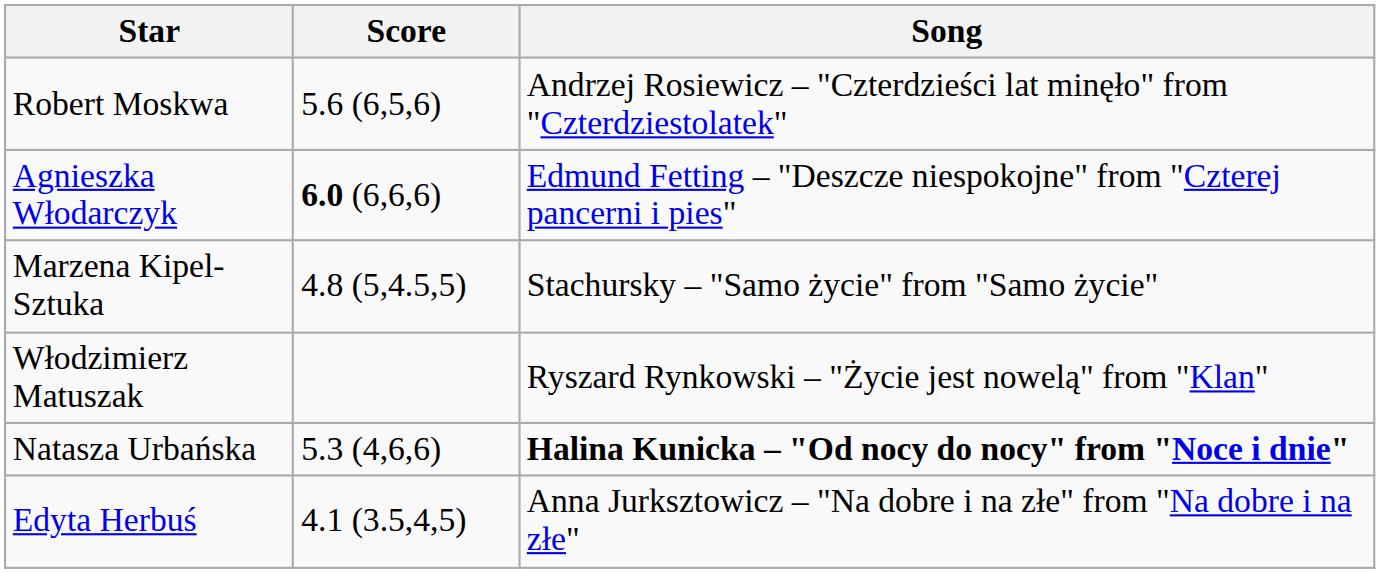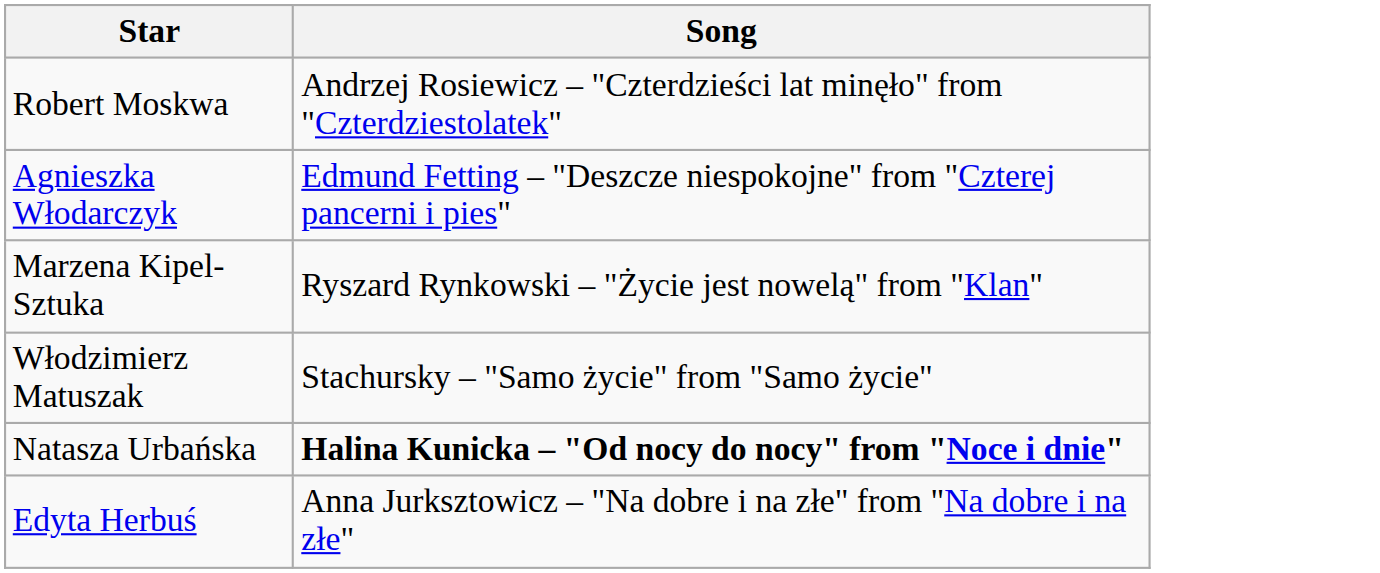- column: (406, 31)
(843, 285) Stachursky – "Samo życie" from "Samo życie" -> (672, 285) Ryszard Rynkowski – "Życie jest nowelą" from "Klan"
(898, 376) Ryszard Rynkowski – "Życie jest nowelą" from "Klan" -> (617, 376) Stachursky – "Samo życie" from "Samo życie"
